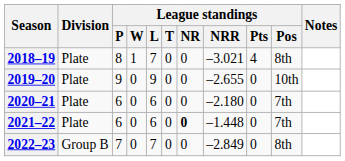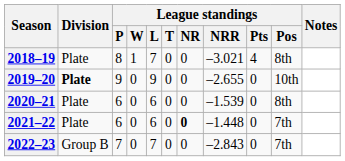(75, 79) normal -> (76, 79) bold
(225, 101) –2.180 -> (225, 101) –1.539
(283, 101) 7th -> (283, 101) 8th
(225, 144) –2.849 -> (225, 144) –2.843
(283, 144) 8th -> (283, 144) 7th
